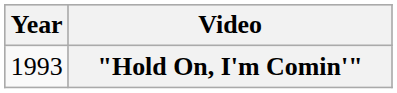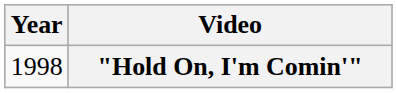(37, 66) 1993 -> (37, 66) 1998
